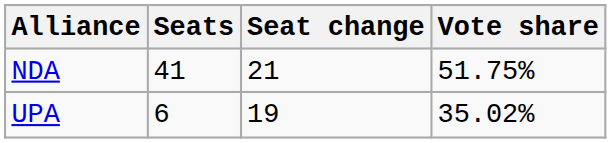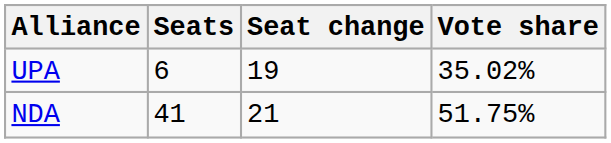rows swapped: (36, 71) <-> (36, 115)
